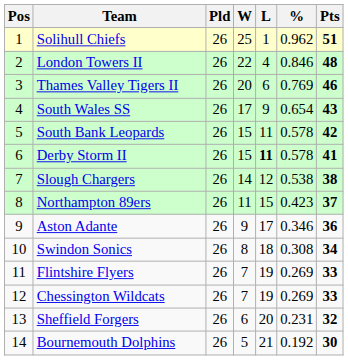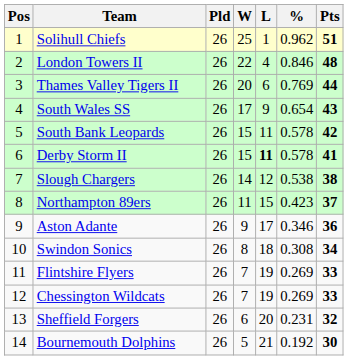(330, 86) 46 -> (330, 86) 44
